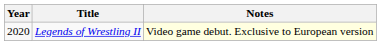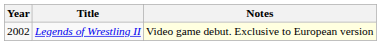(18, 31) 2020 -> (18, 31) 2002
